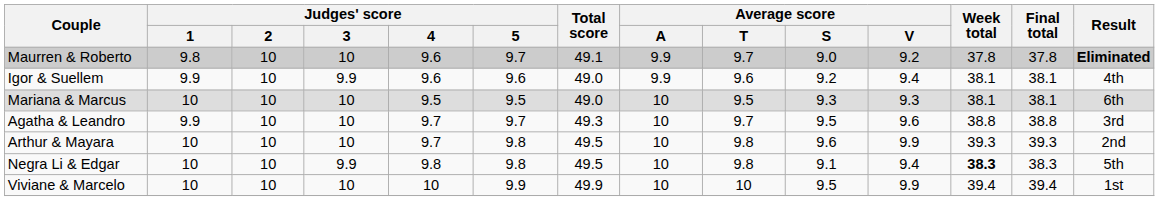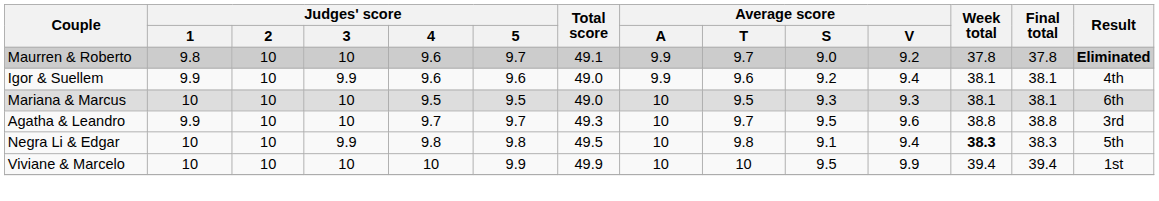- row: (61, 142)
